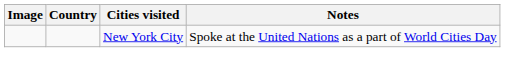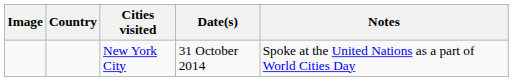+ column: (218, 22)
